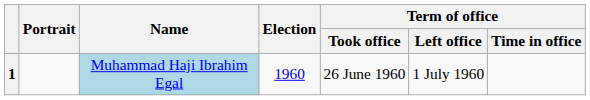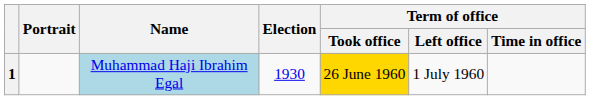(289, 74) 1960 -> (289, 74) 1930
(364, 74) no background -> (364, 74) gold background
